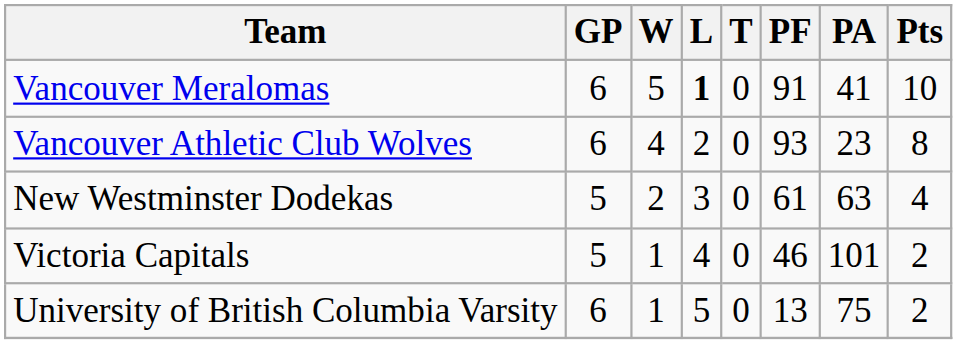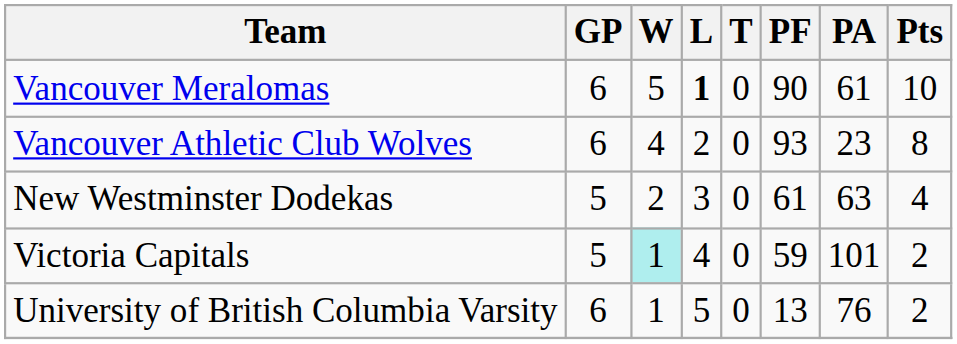(790, 87) 91 -> (790, 87) 90
(854, 87) 41 -> (854, 87) 61
(656, 254) no background -> (656, 254) paleturquoise background
(790, 254) 46 -> (790, 254) 59
(854, 310) 75 -> (854, 310) 76
